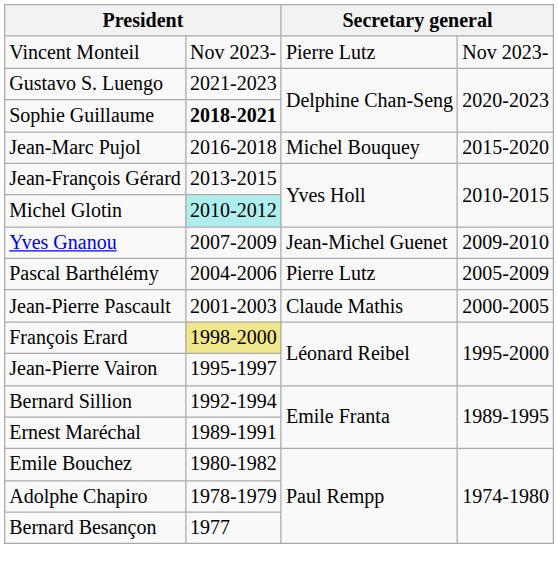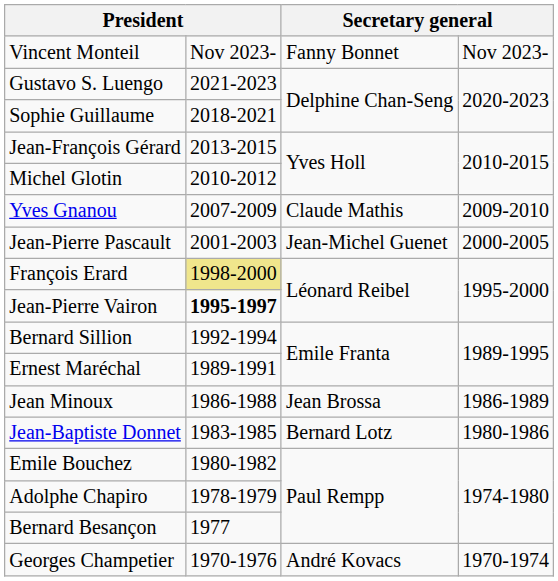(331, 52) Pierre Lutz -> (342, 52) Fanny Bonnet
(233, 115) bold -> (233, 115) normal
- row: (75, 147)
(233, 210) paleturquoise background -> (233, 178) no background
(367, 242) Jean-Michel Guenet -> (345, 210) Claude Mathis
- row: (84, 274)
(345, 305) Claude Mathis -> (367, 242) Jean-Michel Guenet
(233, 369) normal -> (233, 305) bold
+ row: (61, 400)
+ row: (95, 432)
+ row: (92, 559)
